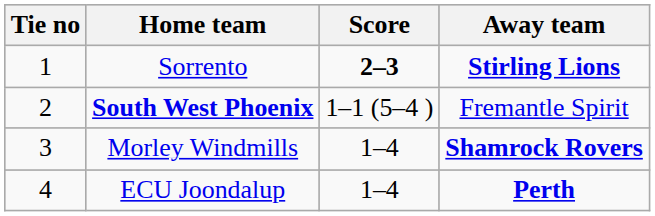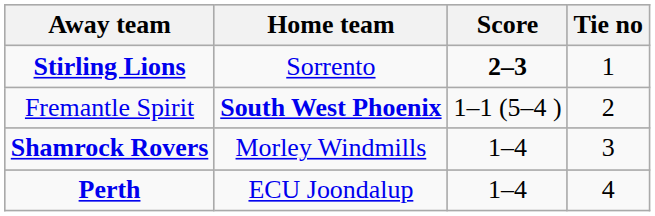columns swapped: (45, 25) <-> (544, 25)
